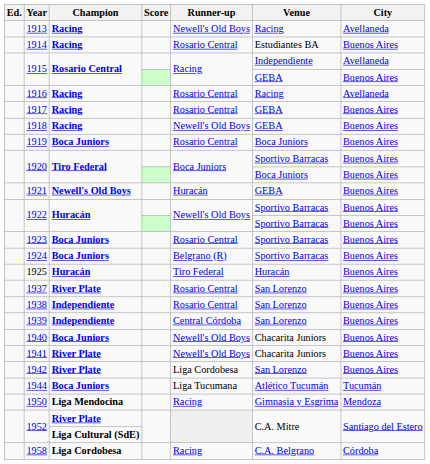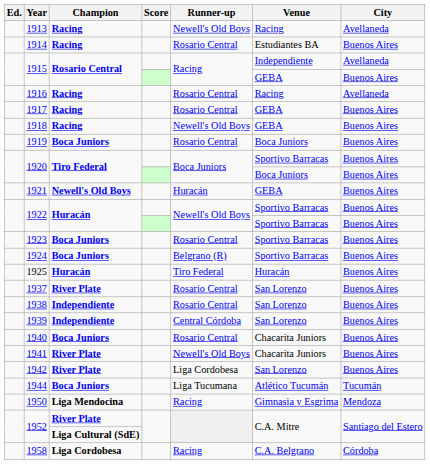(212, 337) Newell's Old Boys -> (205, 337) Rosario Central
